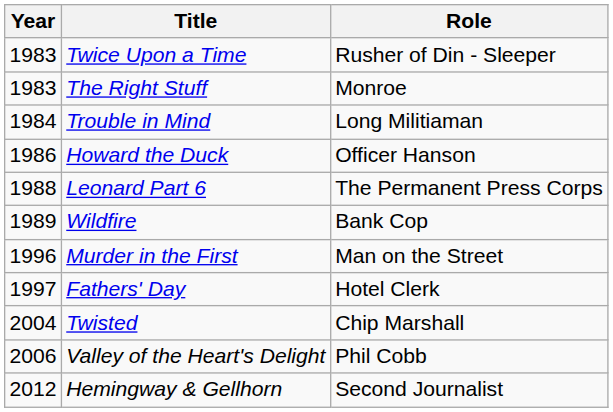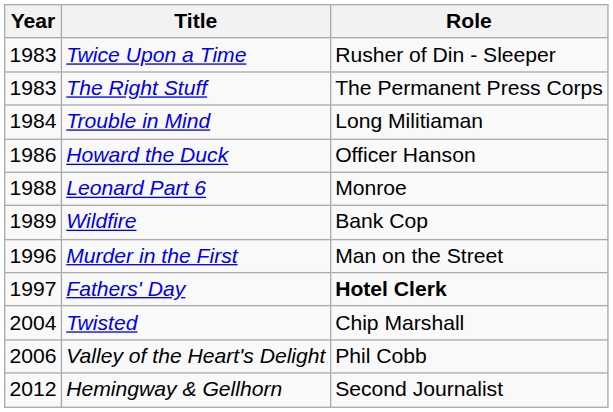(371, 88) Monroe -> (469, 88) The Permanent Press Corps
(469, 188) The Permanent Press Corps -> (371, 188) Monroe
(387, 289) normal -> (391, 289) bold
